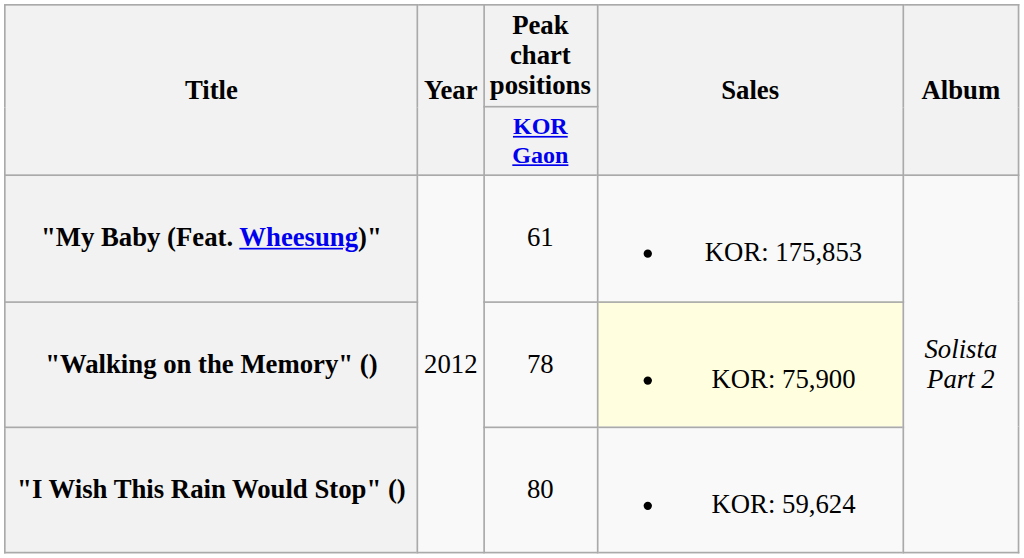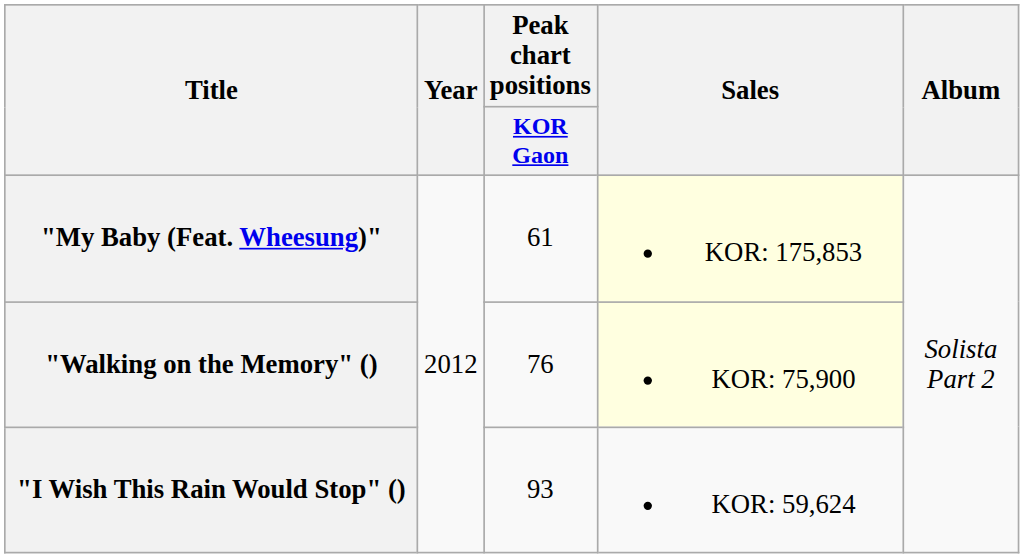(750, 253) no background -> (750, 253) lightyellow background
(540, 363) 78 -> (540, 363) 76
(540, 489) 80 -> (540, 489) 93
